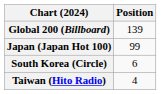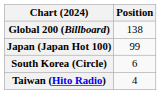(135, 30) 139 -> (135, 30) 138
